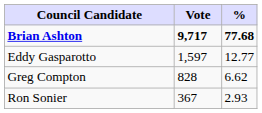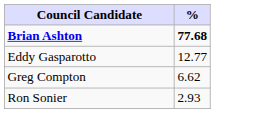- column: (198, 14)
